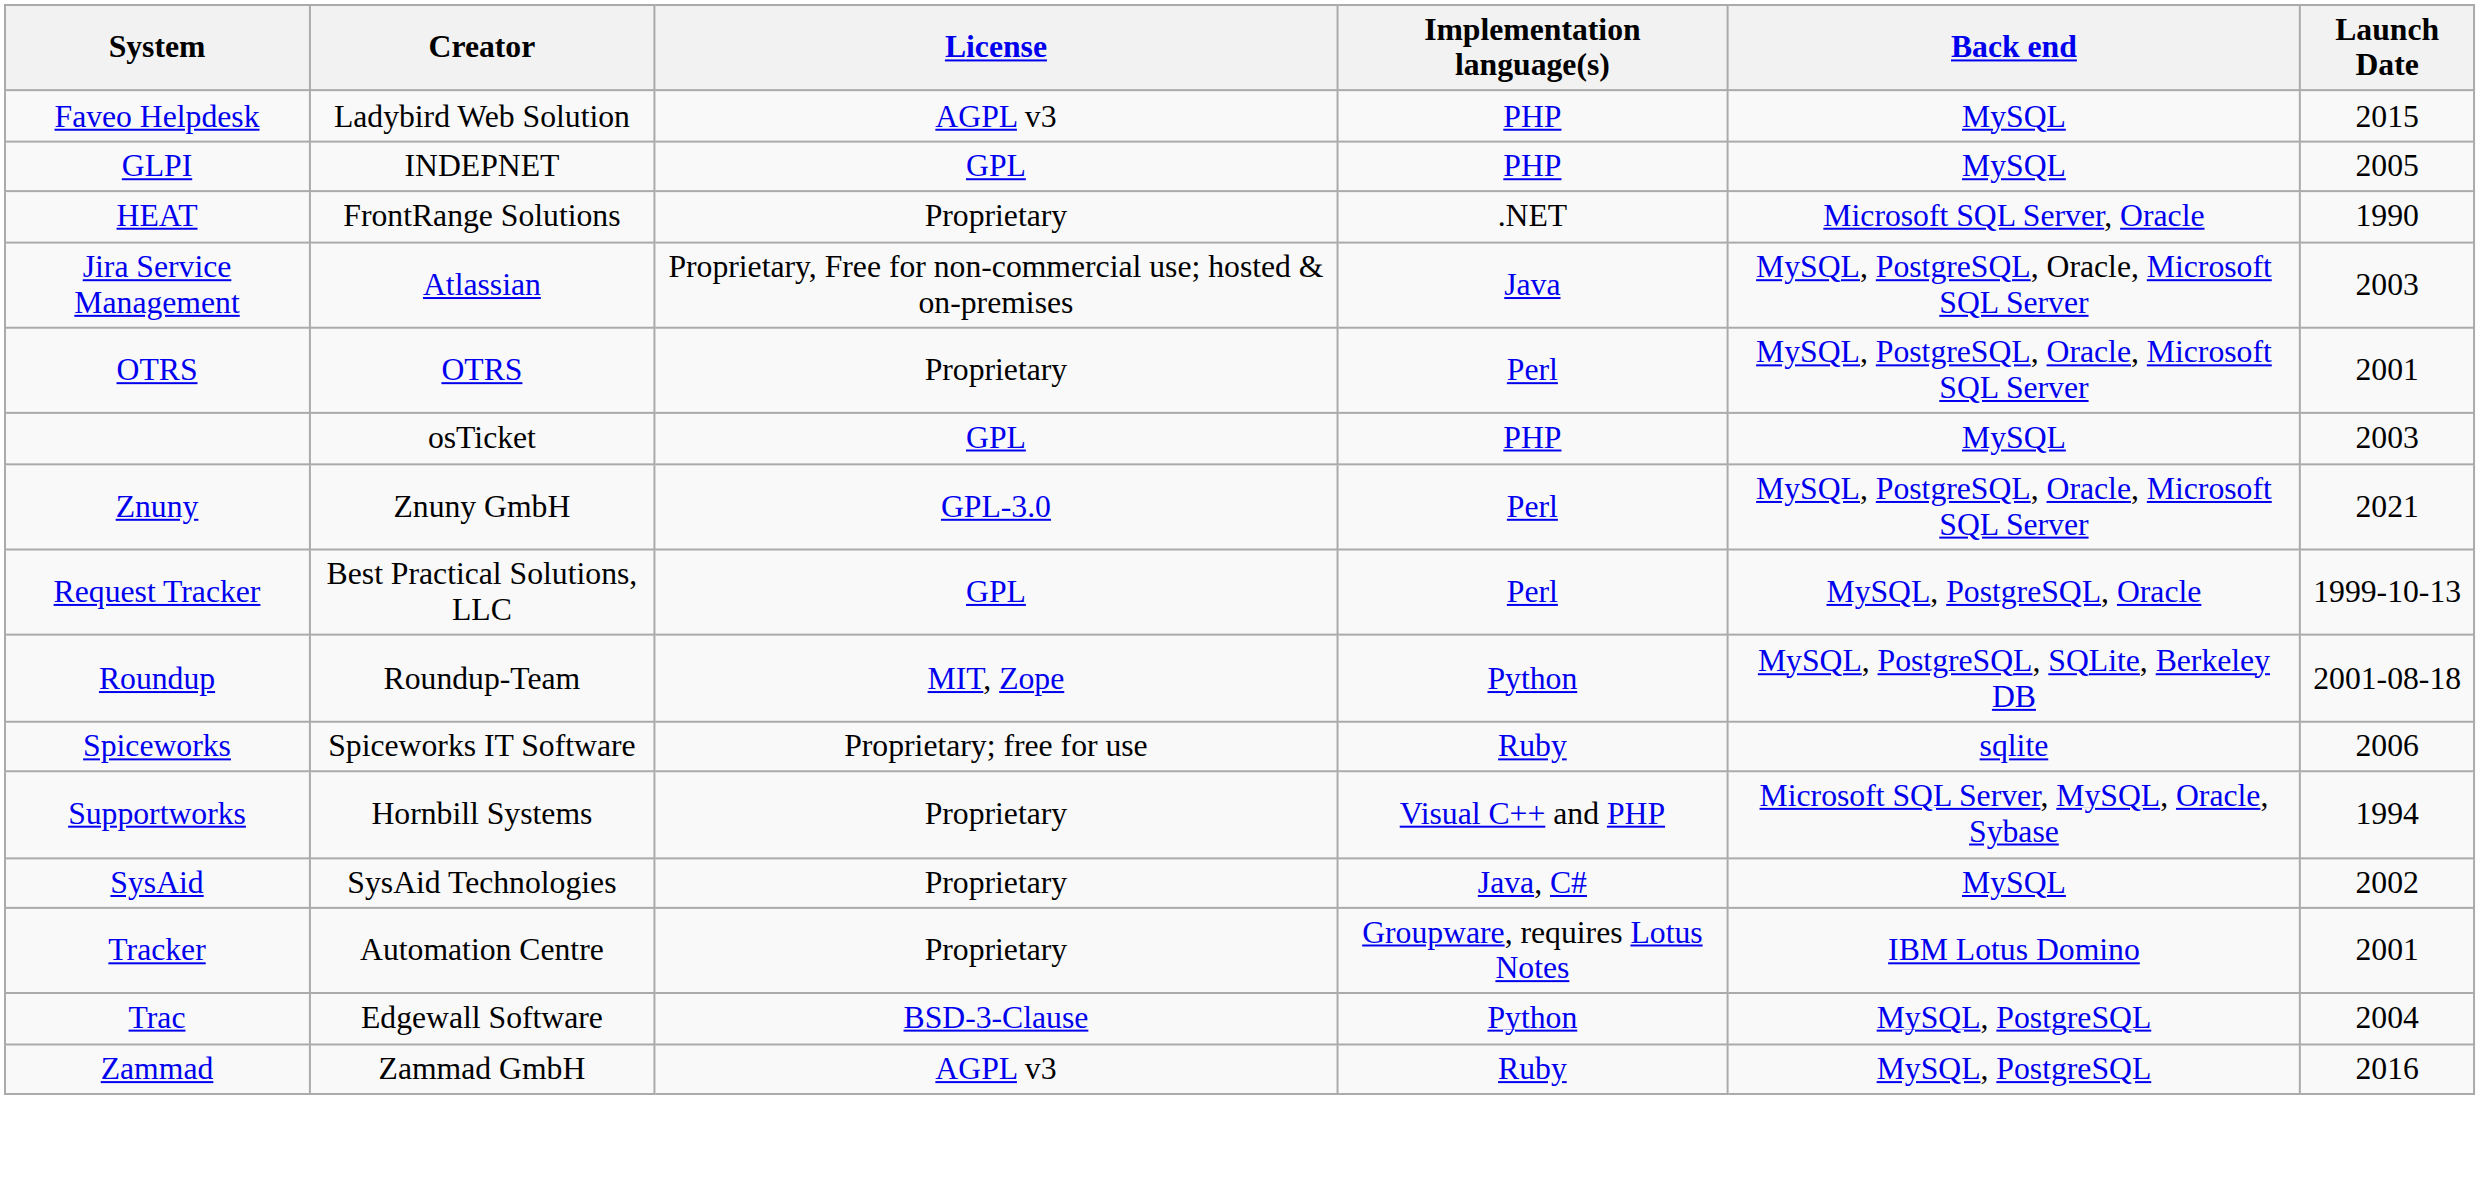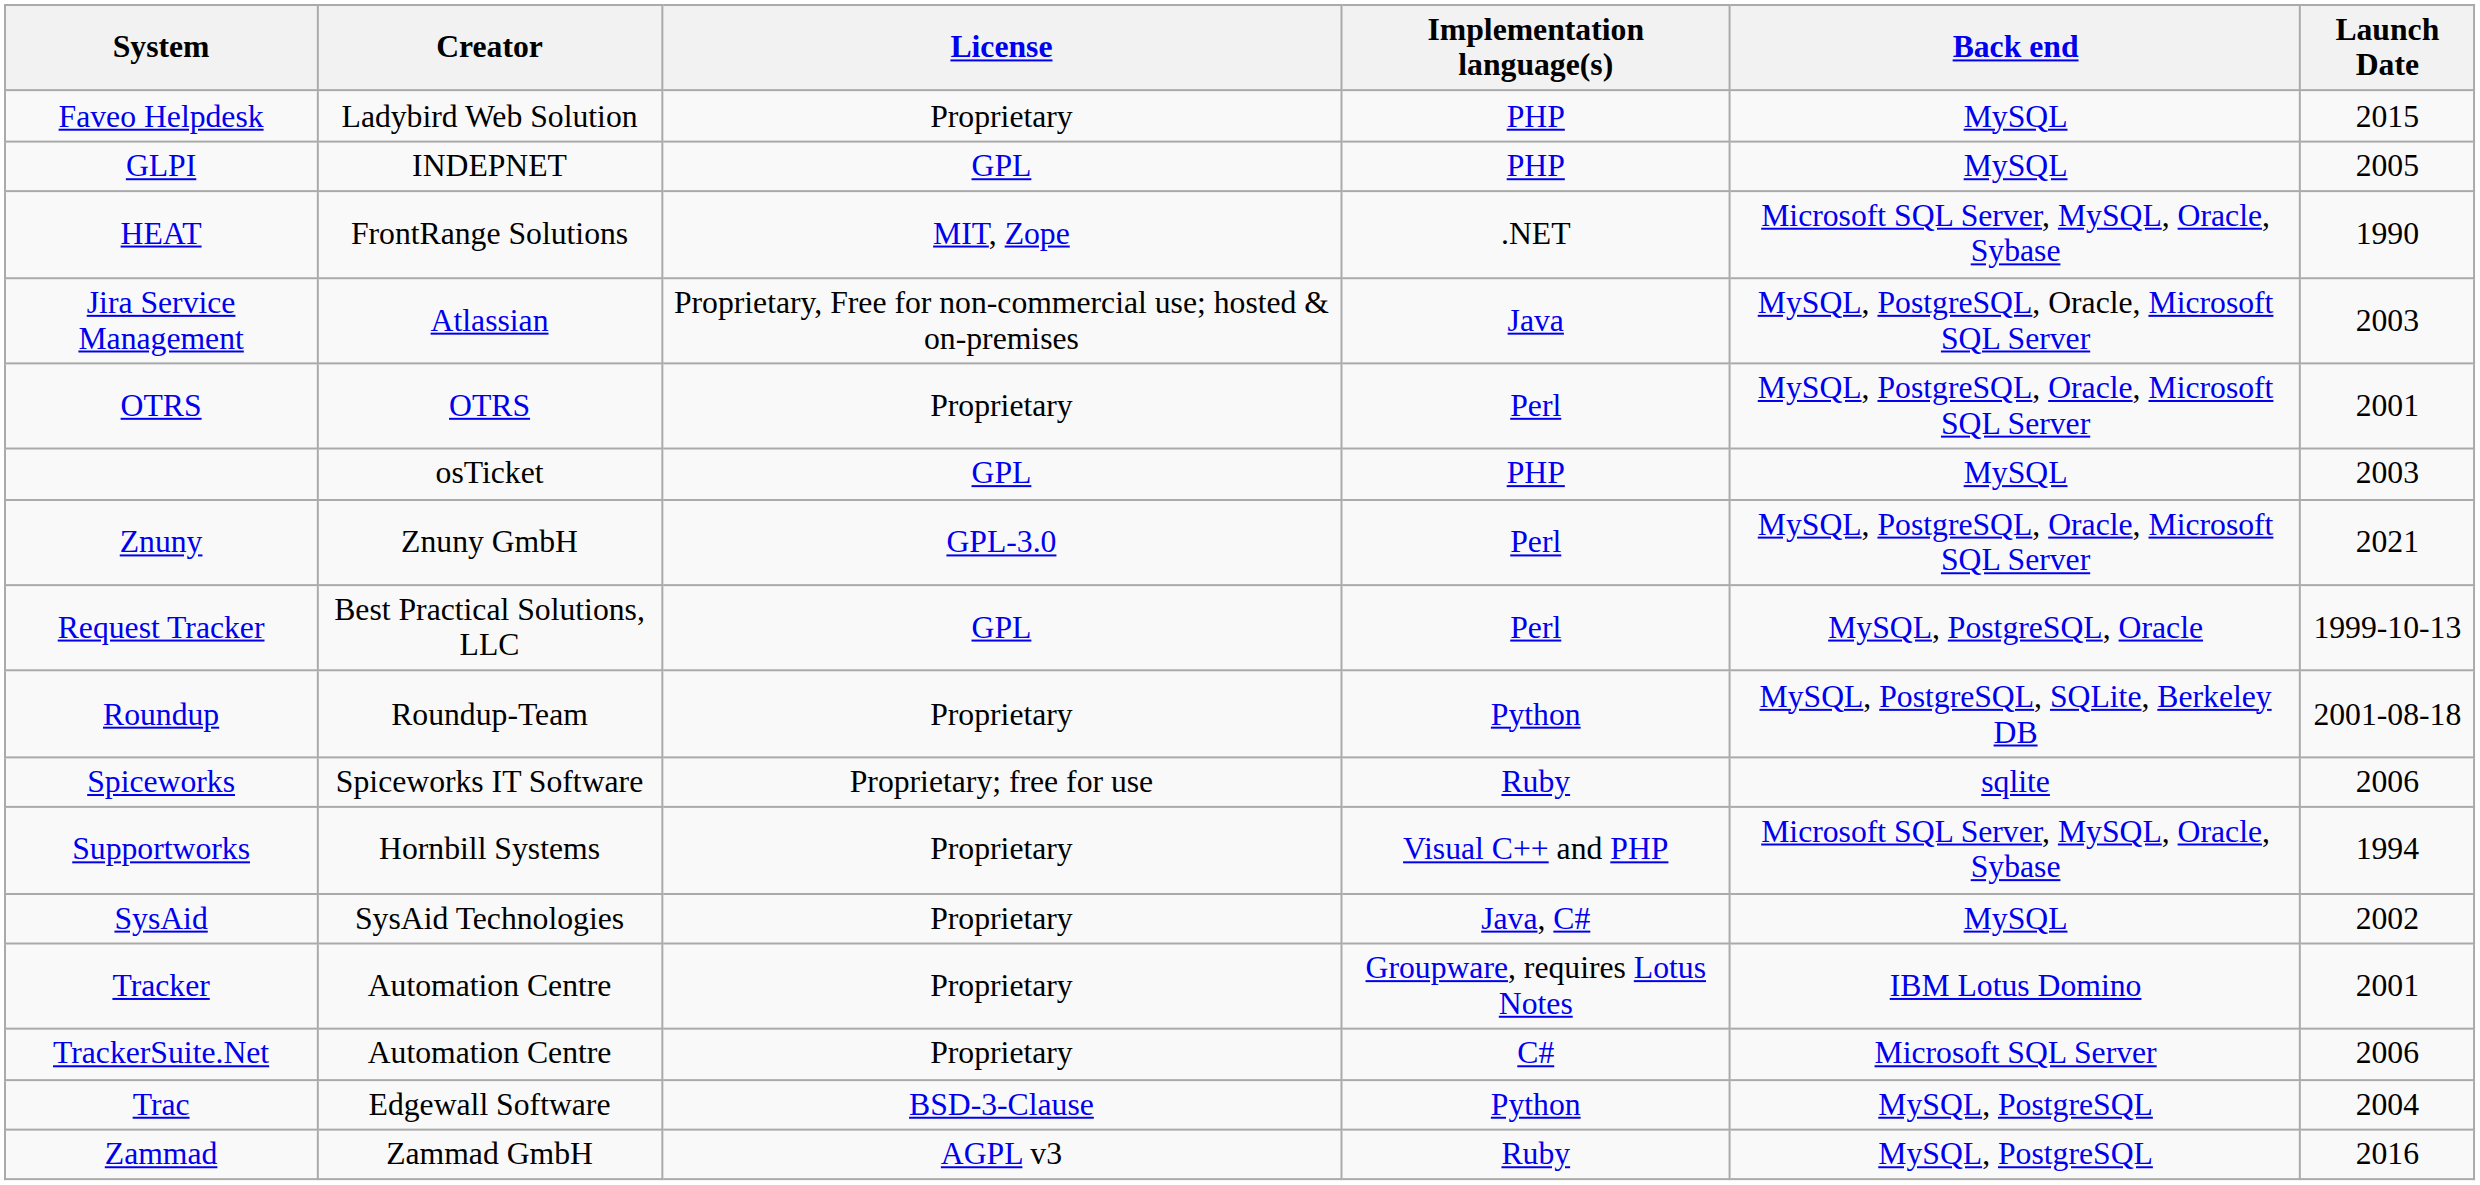(996, 115) AGPL v3 -> (1001, 115) Proprietary
(996, 215) Proprietary -> (1001, 233) MIT, Zope
(2014, 215) Microsoft SQL Server, Oracle -> (2016, 233) Microsoft SQL Server, MySQL, Oracle, Sybase
(996, 677) MIT, Zope -> (1001, 713) Proprietary
+ row: (161, 1053)
